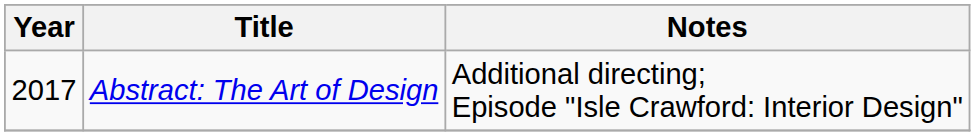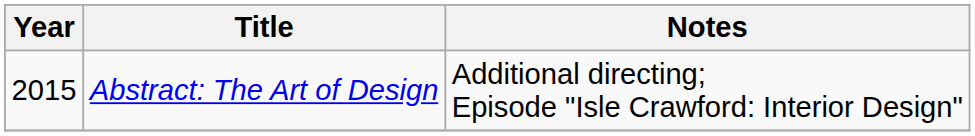(44, 90) 2017 -> (44, 90) 2015
